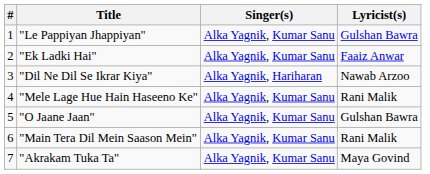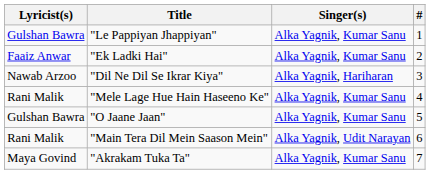columns swapped: (10, 14) <-> (379, 14)
(269, 138) Alka Yagnik, Kumar Sanu -> (343, 138) Alka Yagnik, Udit Narayan
